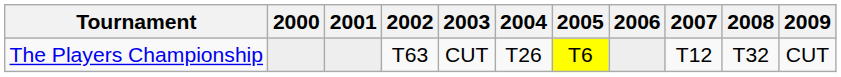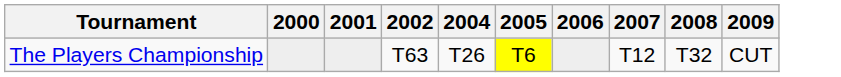- column: (467, 22)
